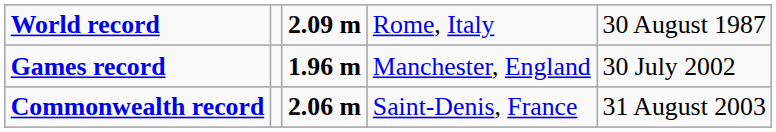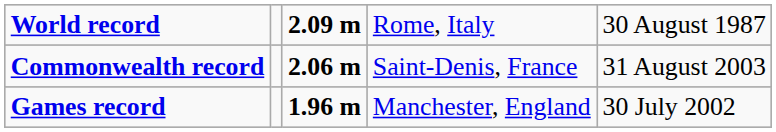rows swapped: (137, 106) <-> (88, 65)
